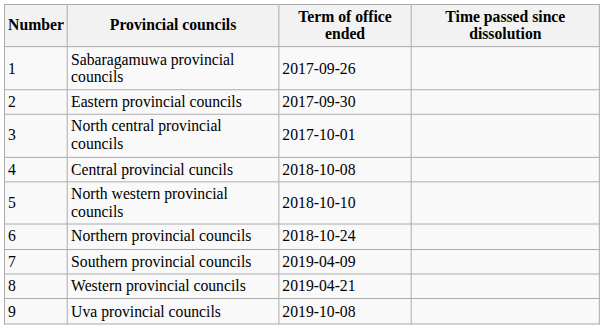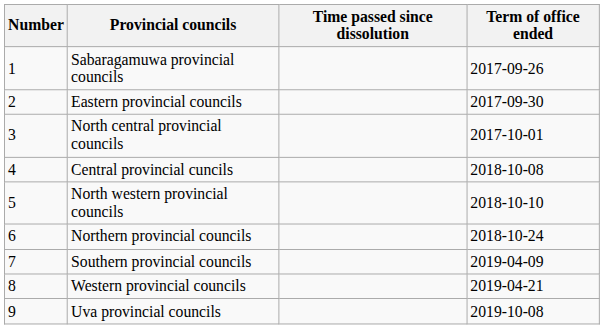columns swapped: (345, 25) <-> (505, 25)
